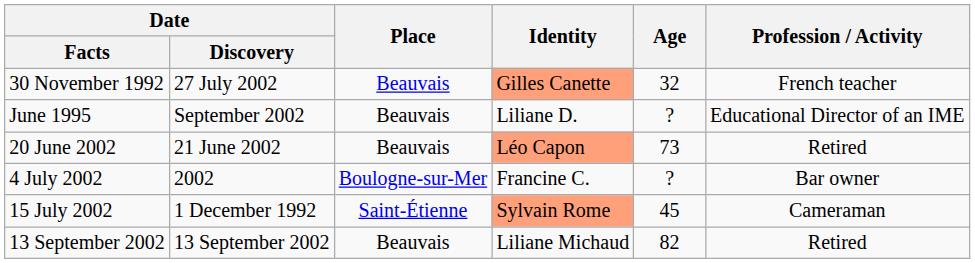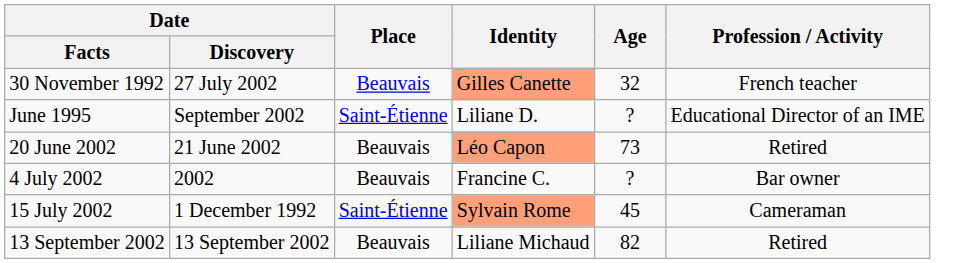(413, 115) Beauvais -> (393, 115) Saint-Étienne
(413, 178) Boulogne-sur-Mer -> (393, 178) Beauvais
